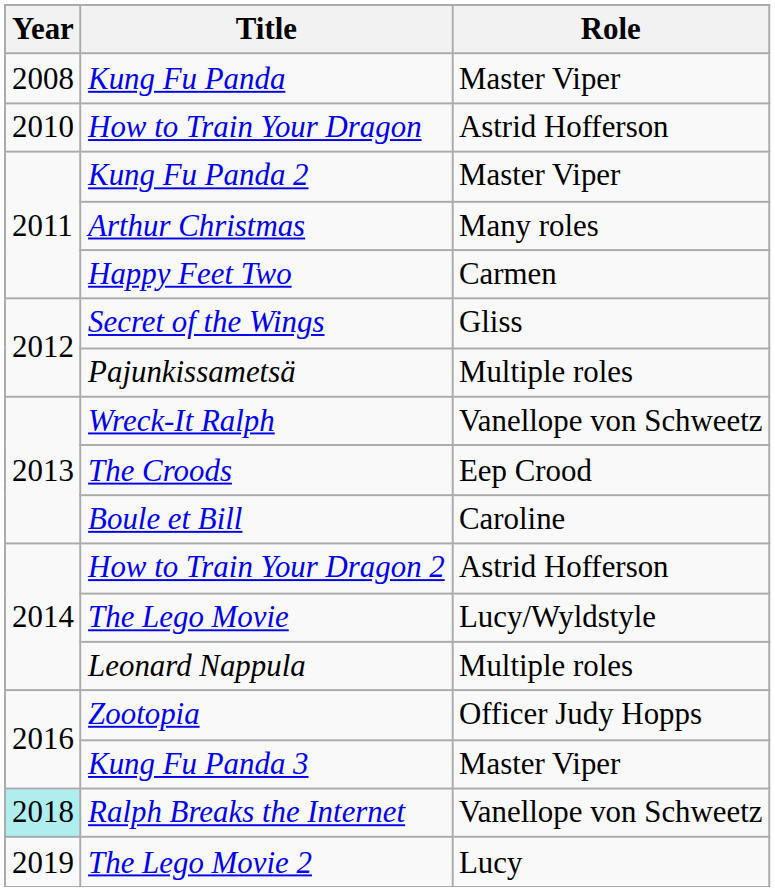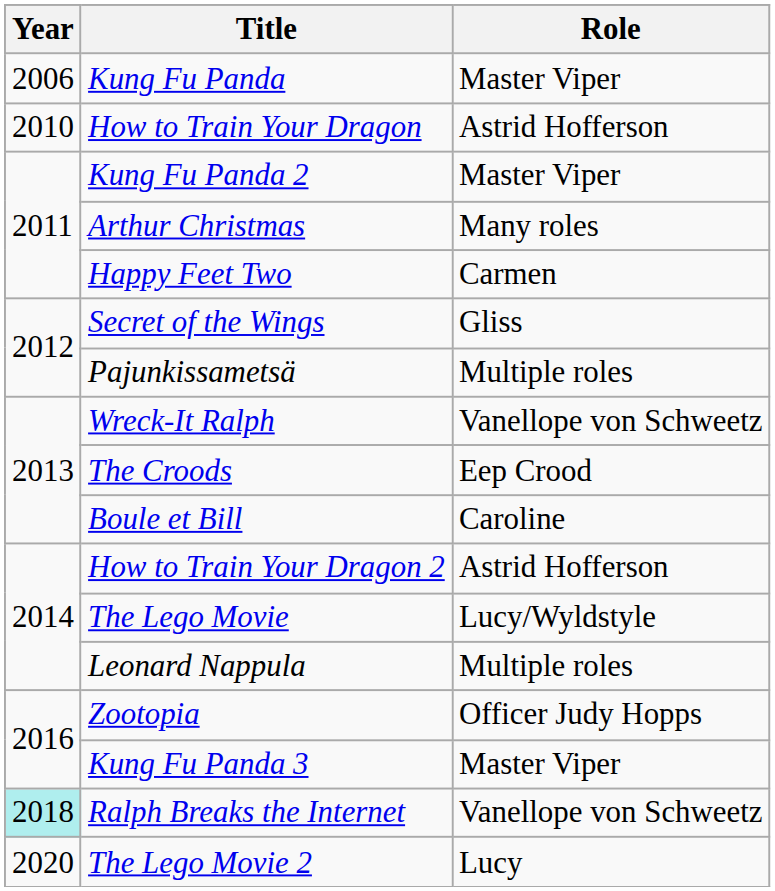(43, 77) 2008 -> (43, 77) 2006
(43, 861) 2019 -> (43, 861) 2020
